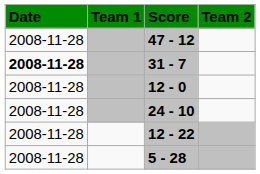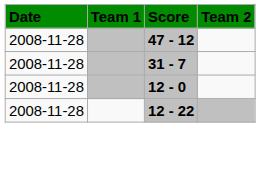(46, 63) bold -> (46, 63) normal
- row: (171, 111)
- row: (167, 158)
